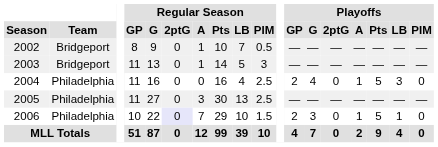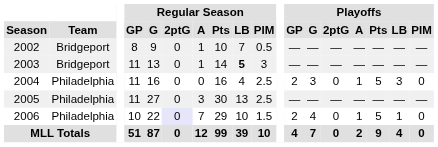(242, 64) normal -> (242, 64) bold
(313, 81) 4 -> (313, 81) 3
(313, 116) 3 -> (313, 116) 4
